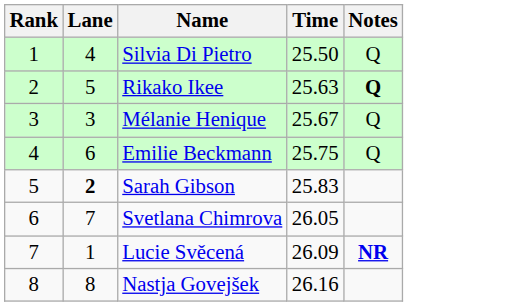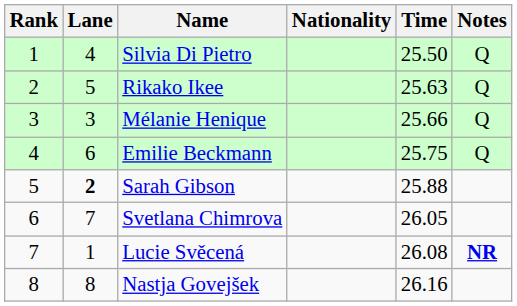+ column: (342, 20)
(373, 86) bold -> (482, 86) normal
(315, 119) 25.67 -> (424, 119) 25.66
(315, 185) 25.83 -> (424, 185) 25.88
(315, 251) 26.09 -> (424, 251) 26.08
